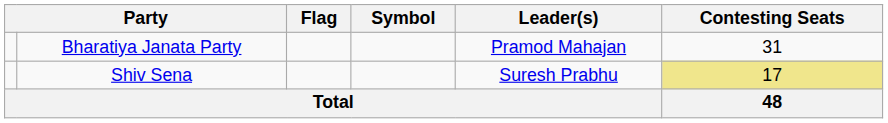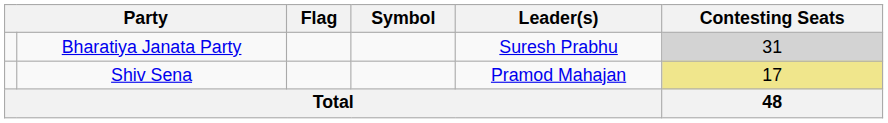(559, 46) Pramod Mahajan -> (559, 46) Suresh Prabhu
(772, 46) no background -> (772, 46) lightgrey background
(559, 74) Suresh Prabhu -> (559, 74) Pramod Mahajan
